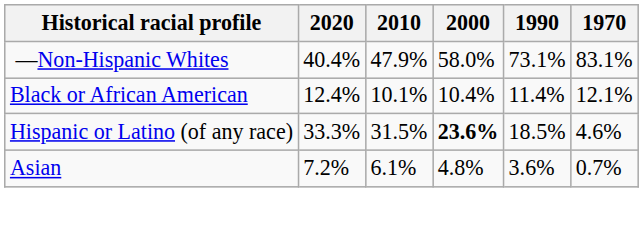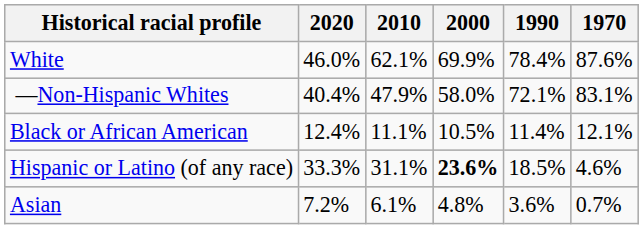+ row: (37, 59)
(537, 59) 73.1% -> (537, 95) 72.1%
(399, 95) 10.1% -> (399, 132) 11.1%
(466, 95) 10.4% -> (466, 132) 10.5%
(399, 132) 31.5% -> (399, 168) 31.1%
